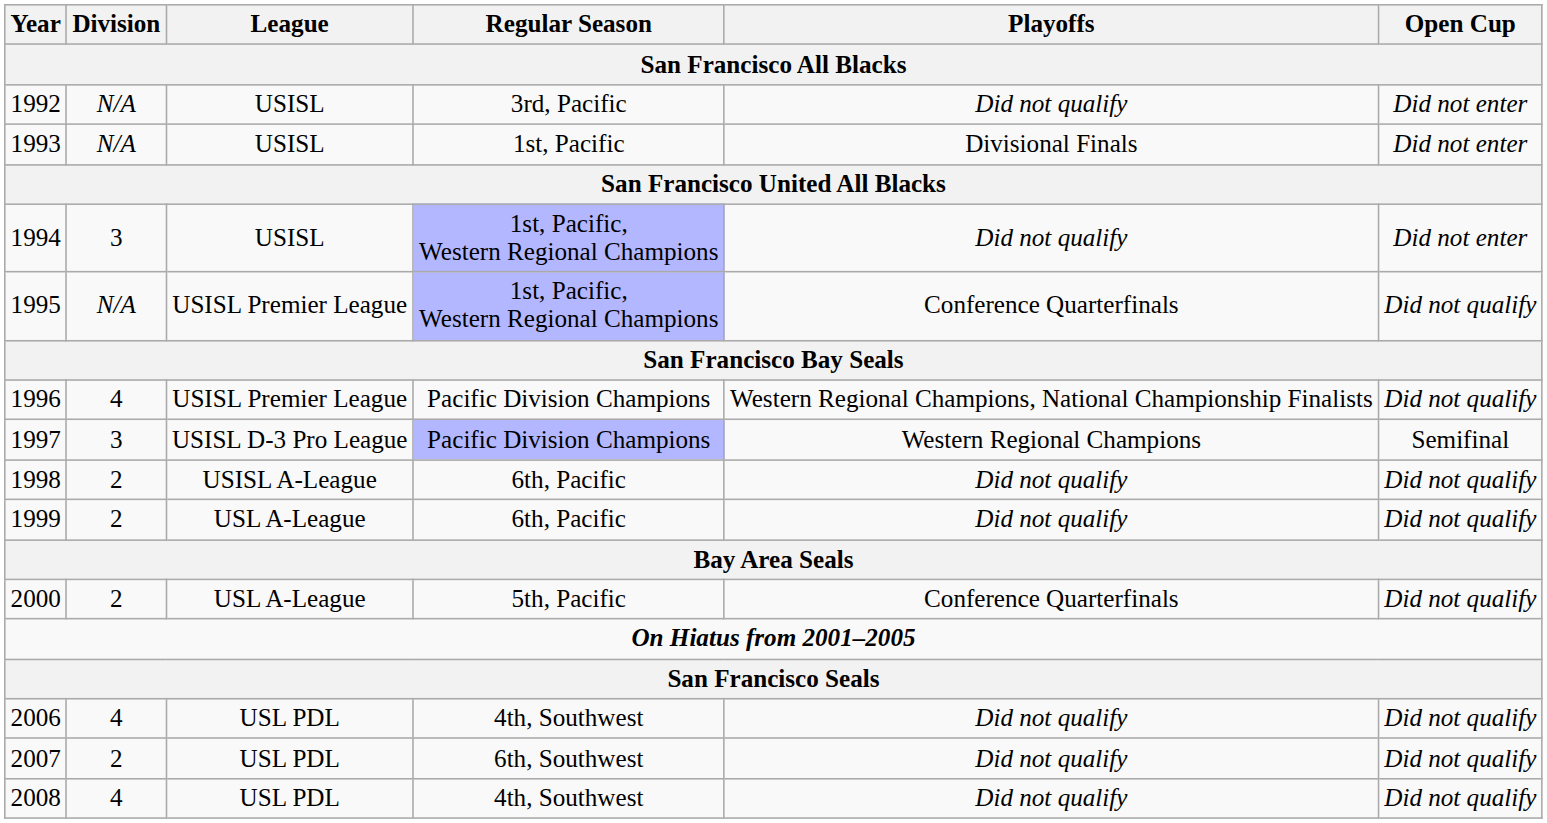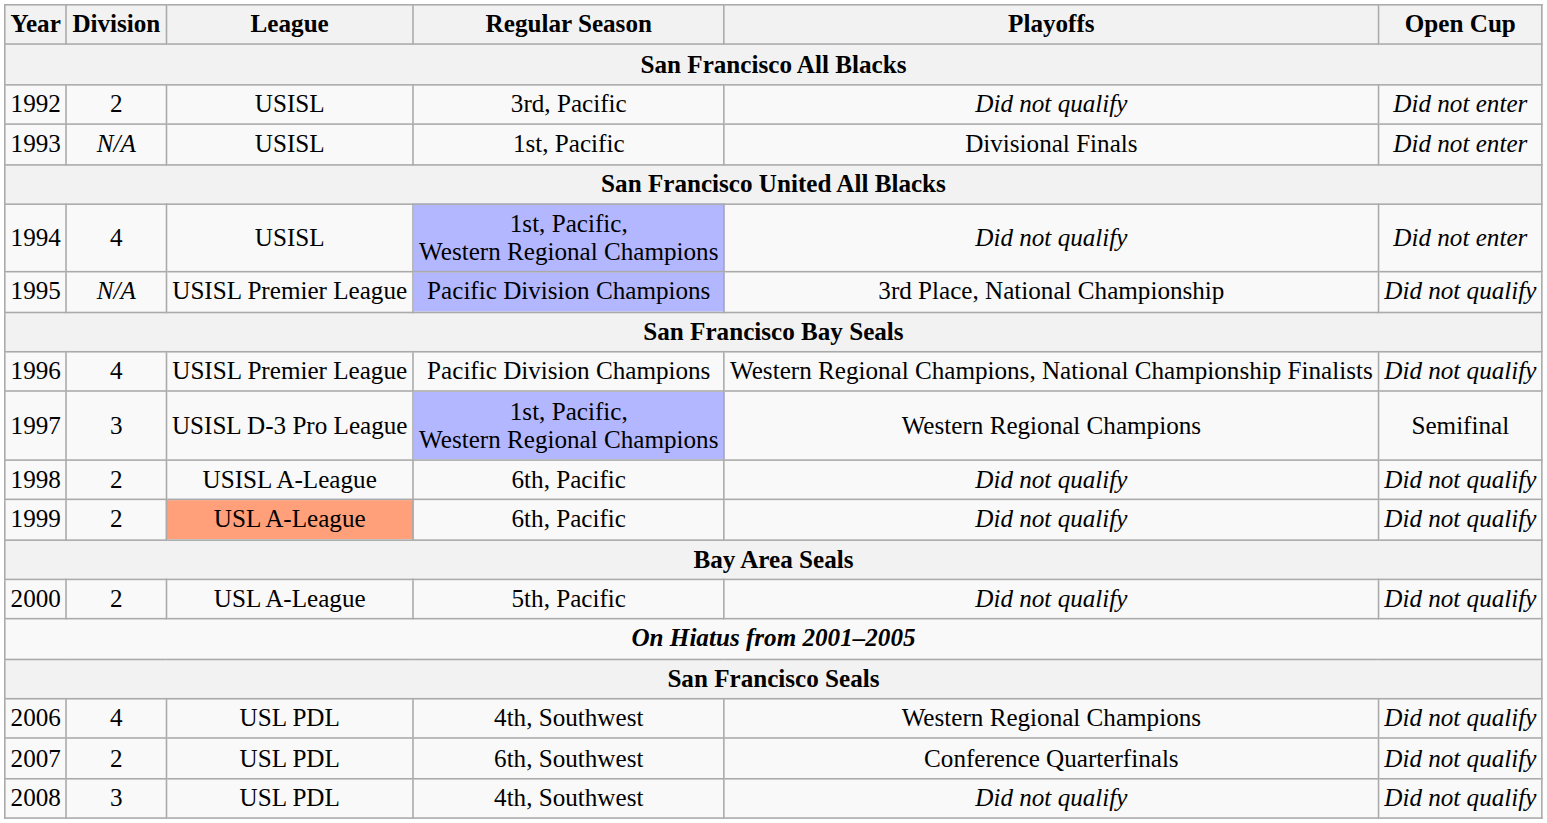(116, 104) N/A -> (116, 104) 2
(116, 237) 3 -> (116, 237) 4
(569, 305) 1st, Pacific, Western Regional Champions -> (569, 291) Pacific Division Champions
(1051, 305) Conference Quarterfinals -> (1051, 291) 3rd Place, National Championship
(569, 439) Pacific Division Champions -> (569, 425) 1st, Pacific, Western Regional Champions
(290, 519) no background -> (290, 519) lightsalmon background
(1051, 598) Conference Quarterfinals -> (1051, 598) Did not qualify
(1051, 718) Did not qualify -> (1051, 718) Western Regional Champions
(1051, 758) Did not qualify -> (1051, 758) Conference Quarterfinals
(116, 798) 4 -> (116, 798) 3
